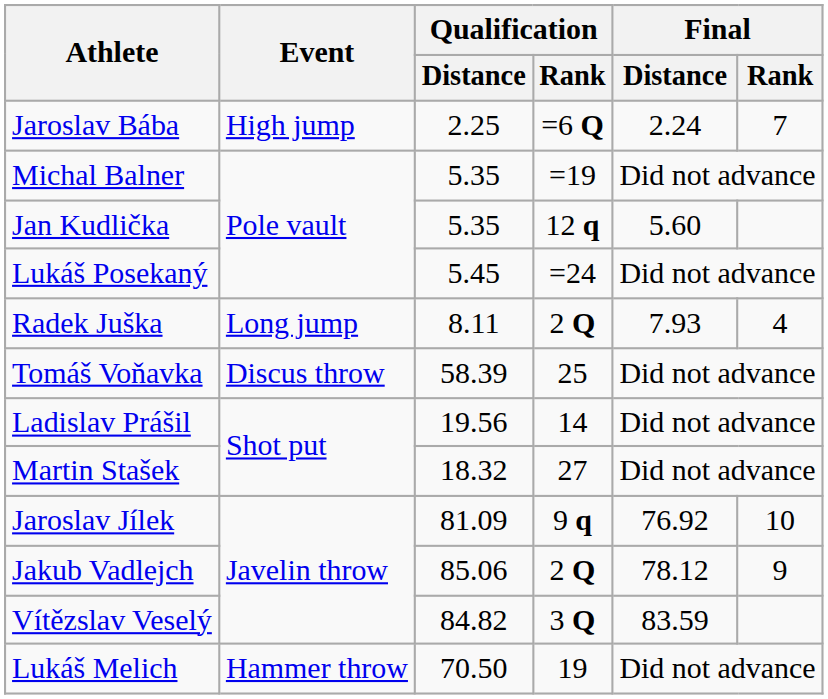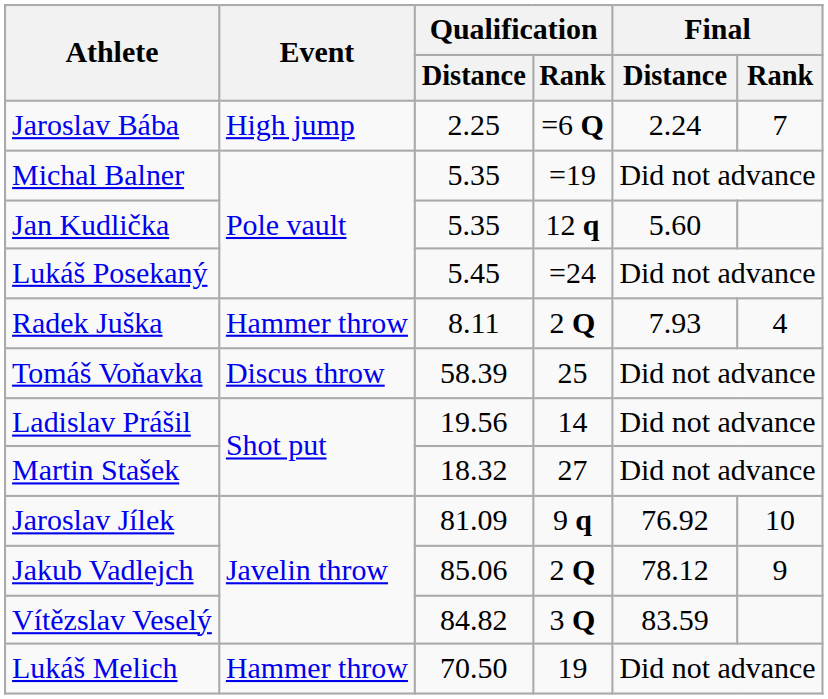(292, 323) Long jump -> (317, 323) Hammer throw
